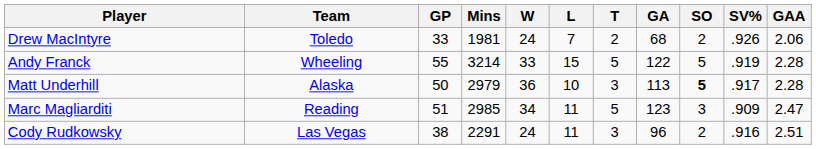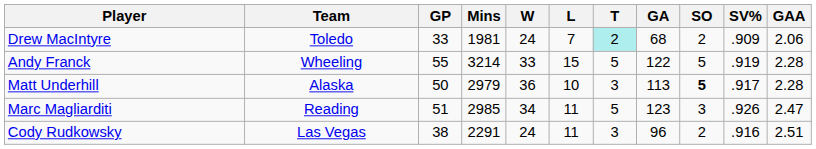(615, 39) no background -> (615, 39) paleturquoise background
(745, 39) .926 -> (745, 39) .909
(745, 109) .909 -> (745, 109) .926
